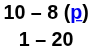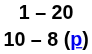rows swapped: (46, 39) <-> (46, 12)
